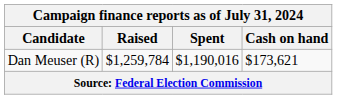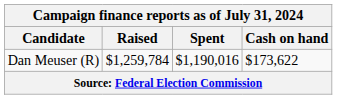(272, 60) $173,621 -> (272, 60) $173,622
